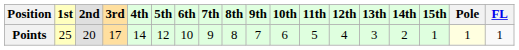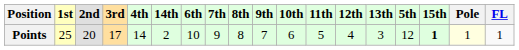columns swapped: (163, 14) <-> (404, 14)
(434, 34) normal -> (434, 34) bold
